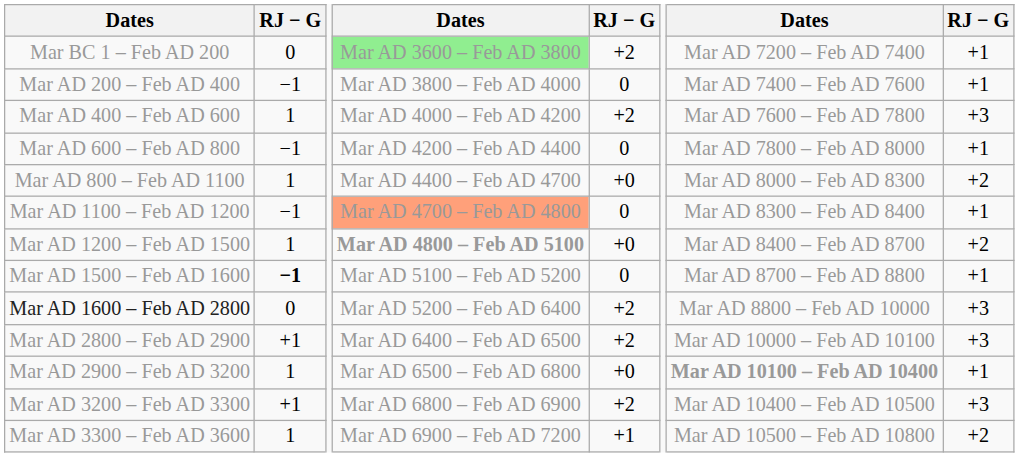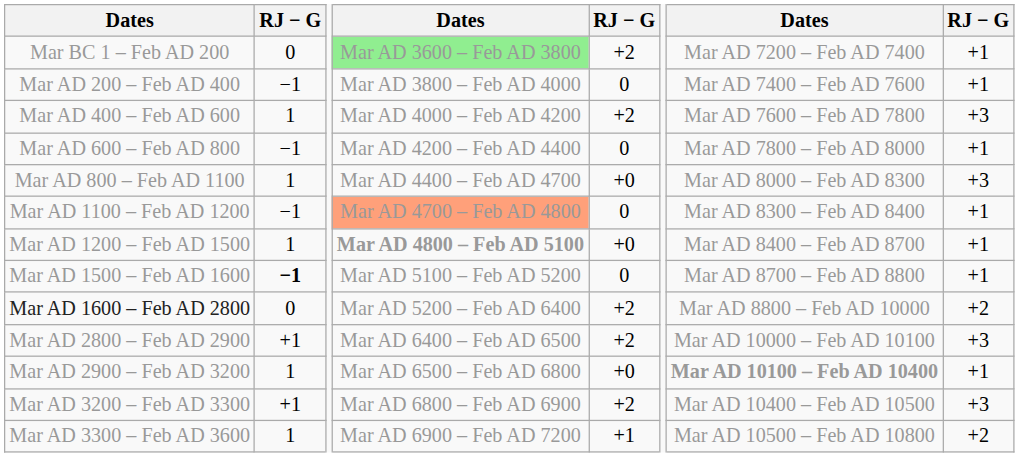(978, 180) +2 -> (978, 180) +3
(978, 244) +2 -> (978, 244) +1
(978, 308) +3 -> (978, 308) +2
